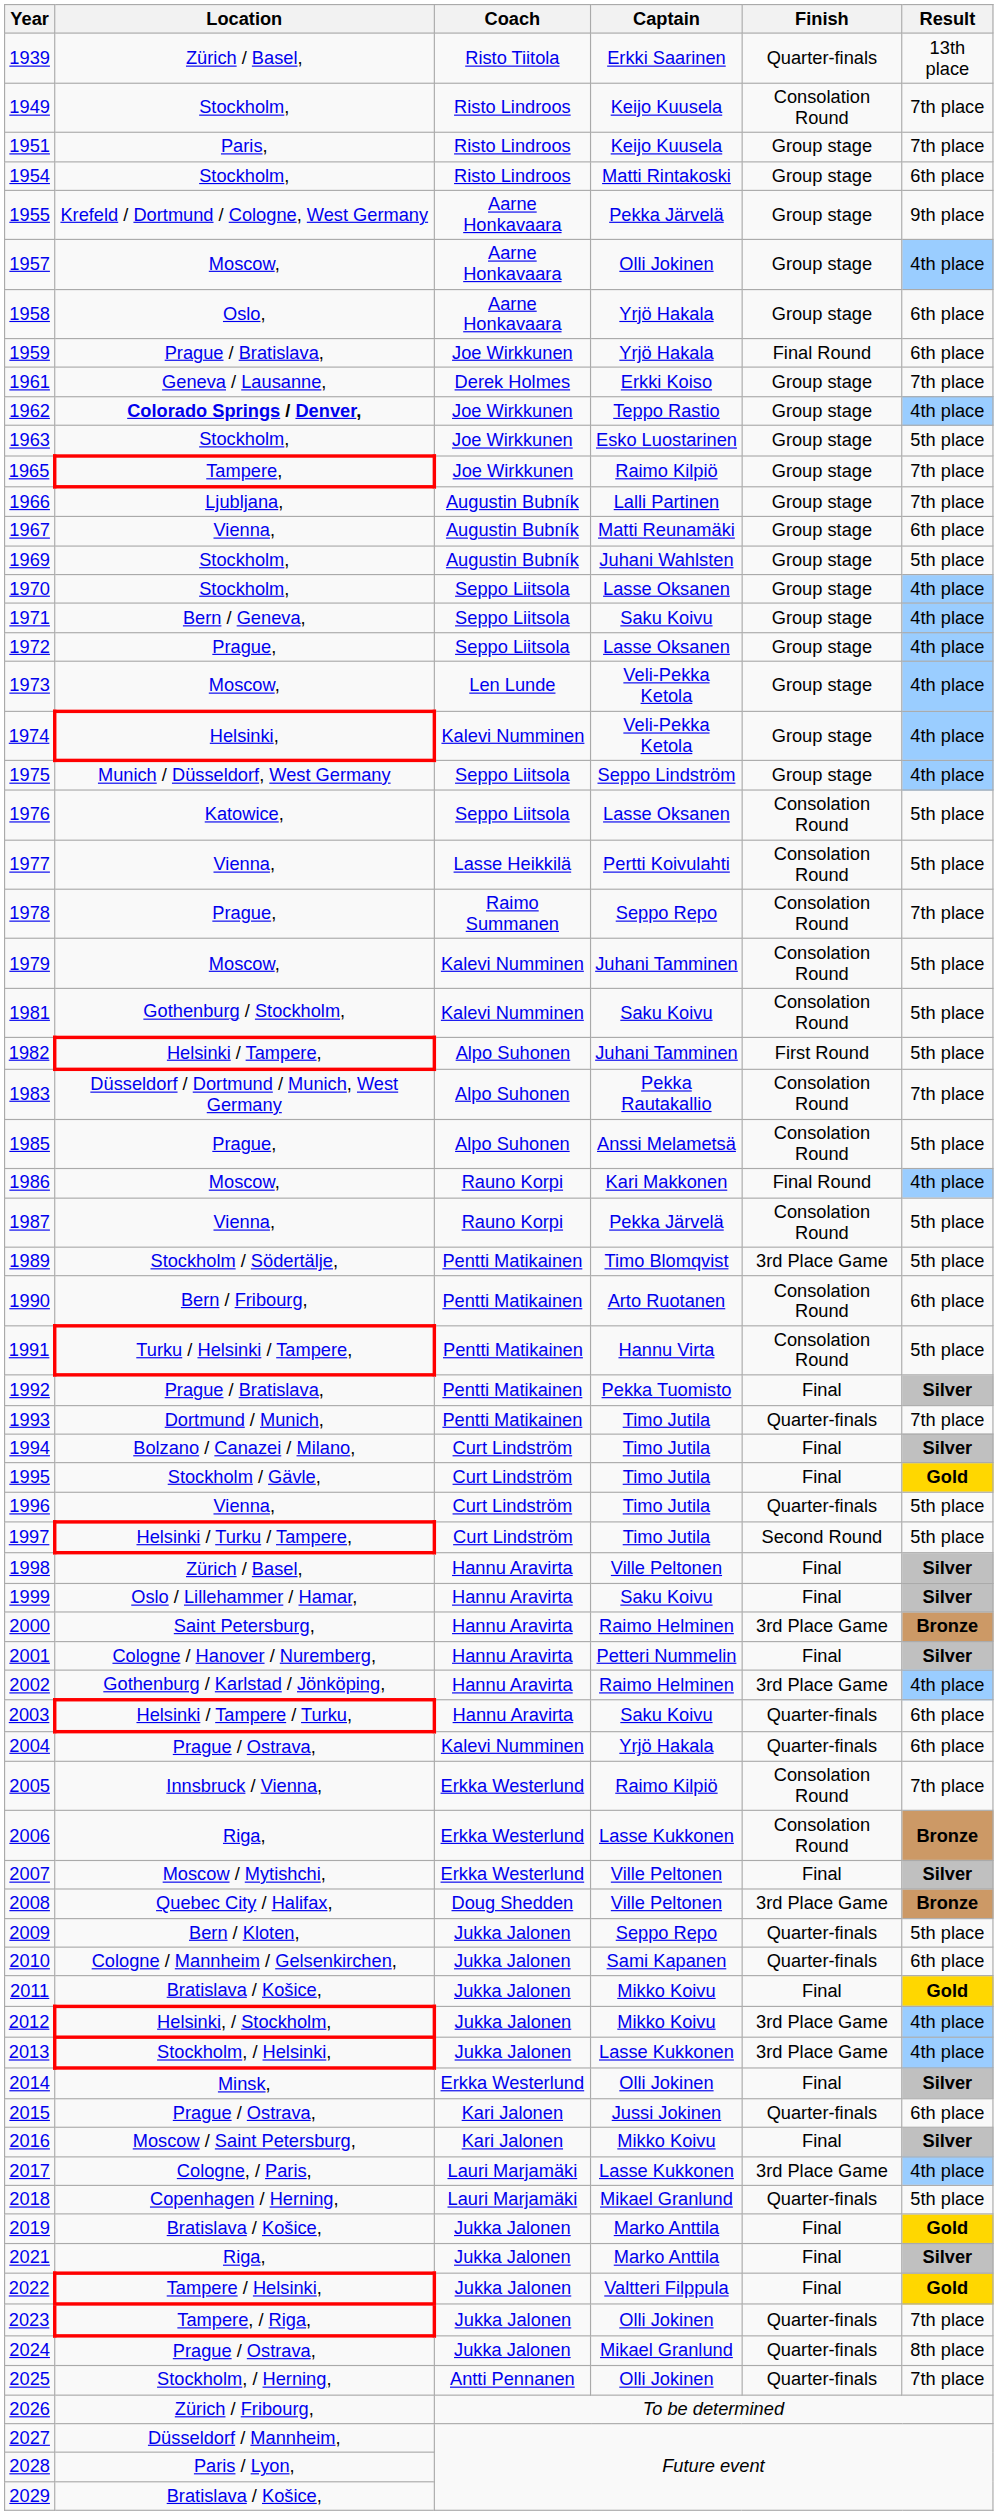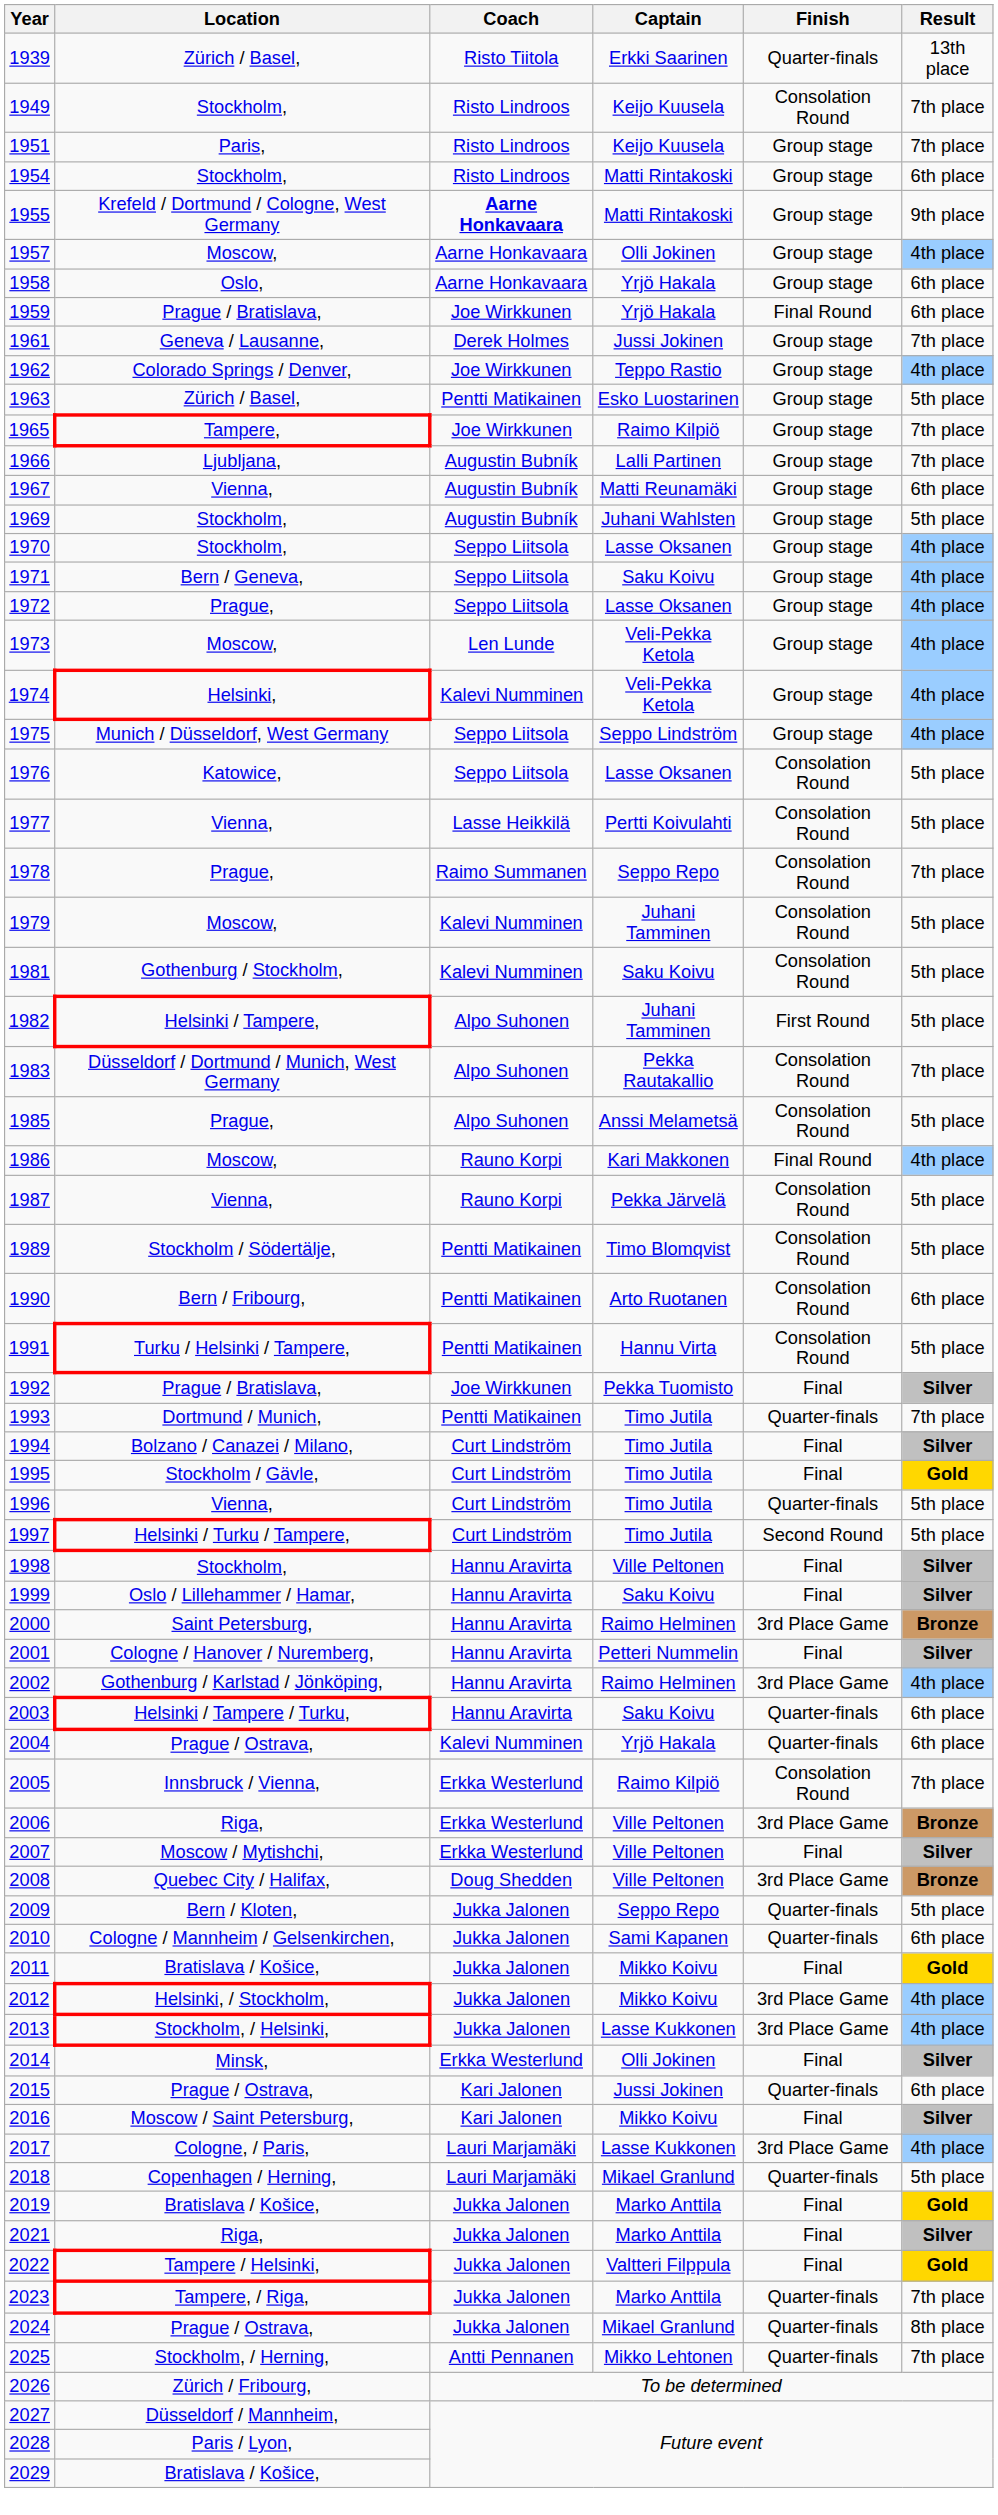(512, 214) normal -> (511, 214) bold
(666, 214) Pekka Järvelä -> (668, 214) Matti Rintakoski
(666, 381) Erkki Koiso -> (668, 340) Jussi Jokinen
(244, 410) bold -> (242, 369) normal
(244, 439) Stockholm, -> (242, 398) Zürich / Basel,
(512, 440) Joe Wirkkunen -> (511, 399) Pentti Matikainen
(822, 1261) 3rd Place Game -> (823, 1249) Consolation Round
(512, 1389) Pentti Matikainen -> (511, 1387) Joe Wirkkunen
(244, 1568) Zürich / Basel, -> (242, 1566) Stockholm,
(666, 1835) Lasse Kukkonen -> (668, 1822) Ville Peltonen
(822, 1835) Consolation Round -> (823, 1822) 3rd Place Game
(666, 2319) Olli Jokinen -> (668, 2297) Marko Anttila
(666, 2380) Olli Jokinen -> (668, 2357) Mikko Lehtonen
